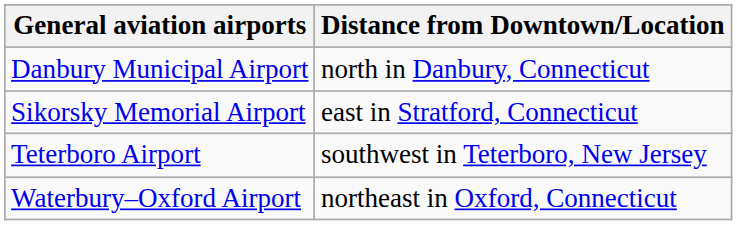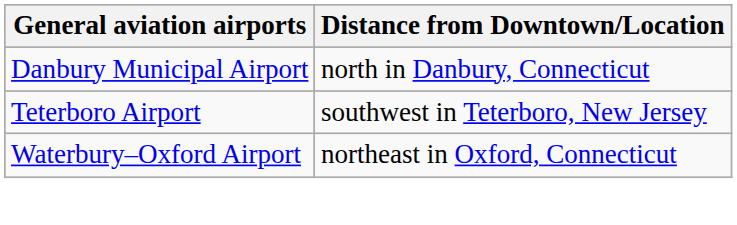- row: (158, 111)
